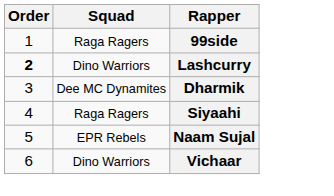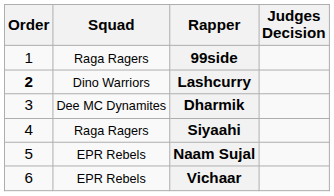+ column: (294, 25)
(111, 162) Dino Warriors -> (111, 179) EPR Rebels
